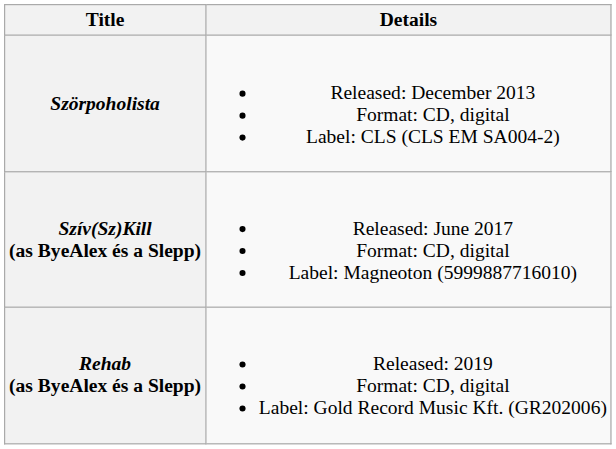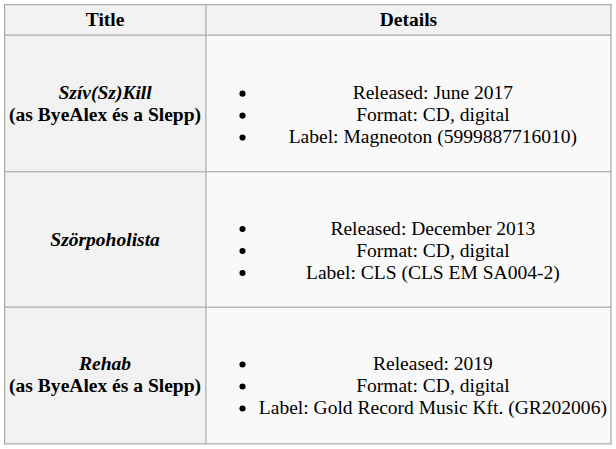rows swapped: (105, 103) <-> (105, 239)
